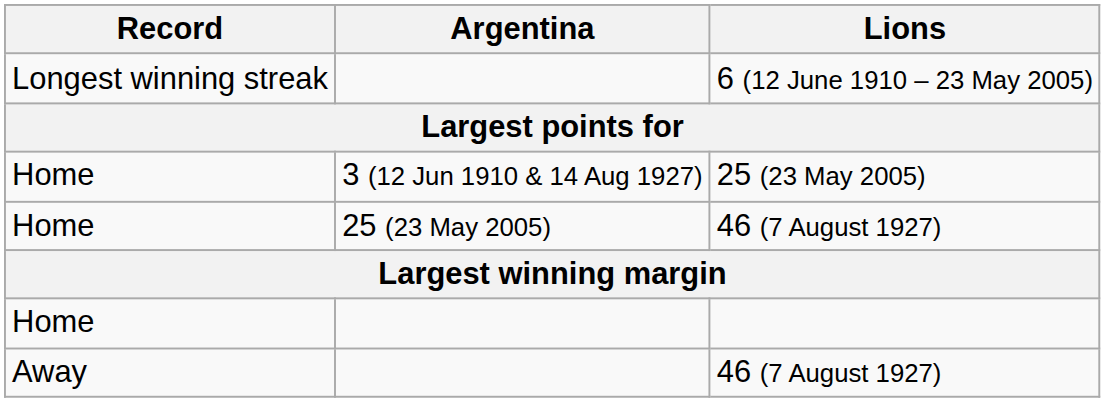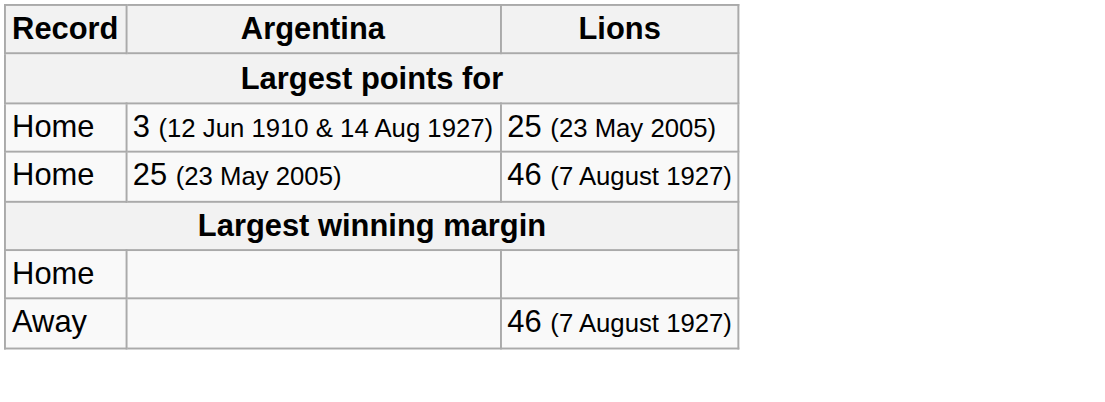- row: (522, 78)
